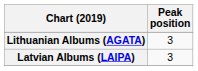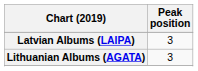rows swapped: (76, 57) <-> (76, 40)
